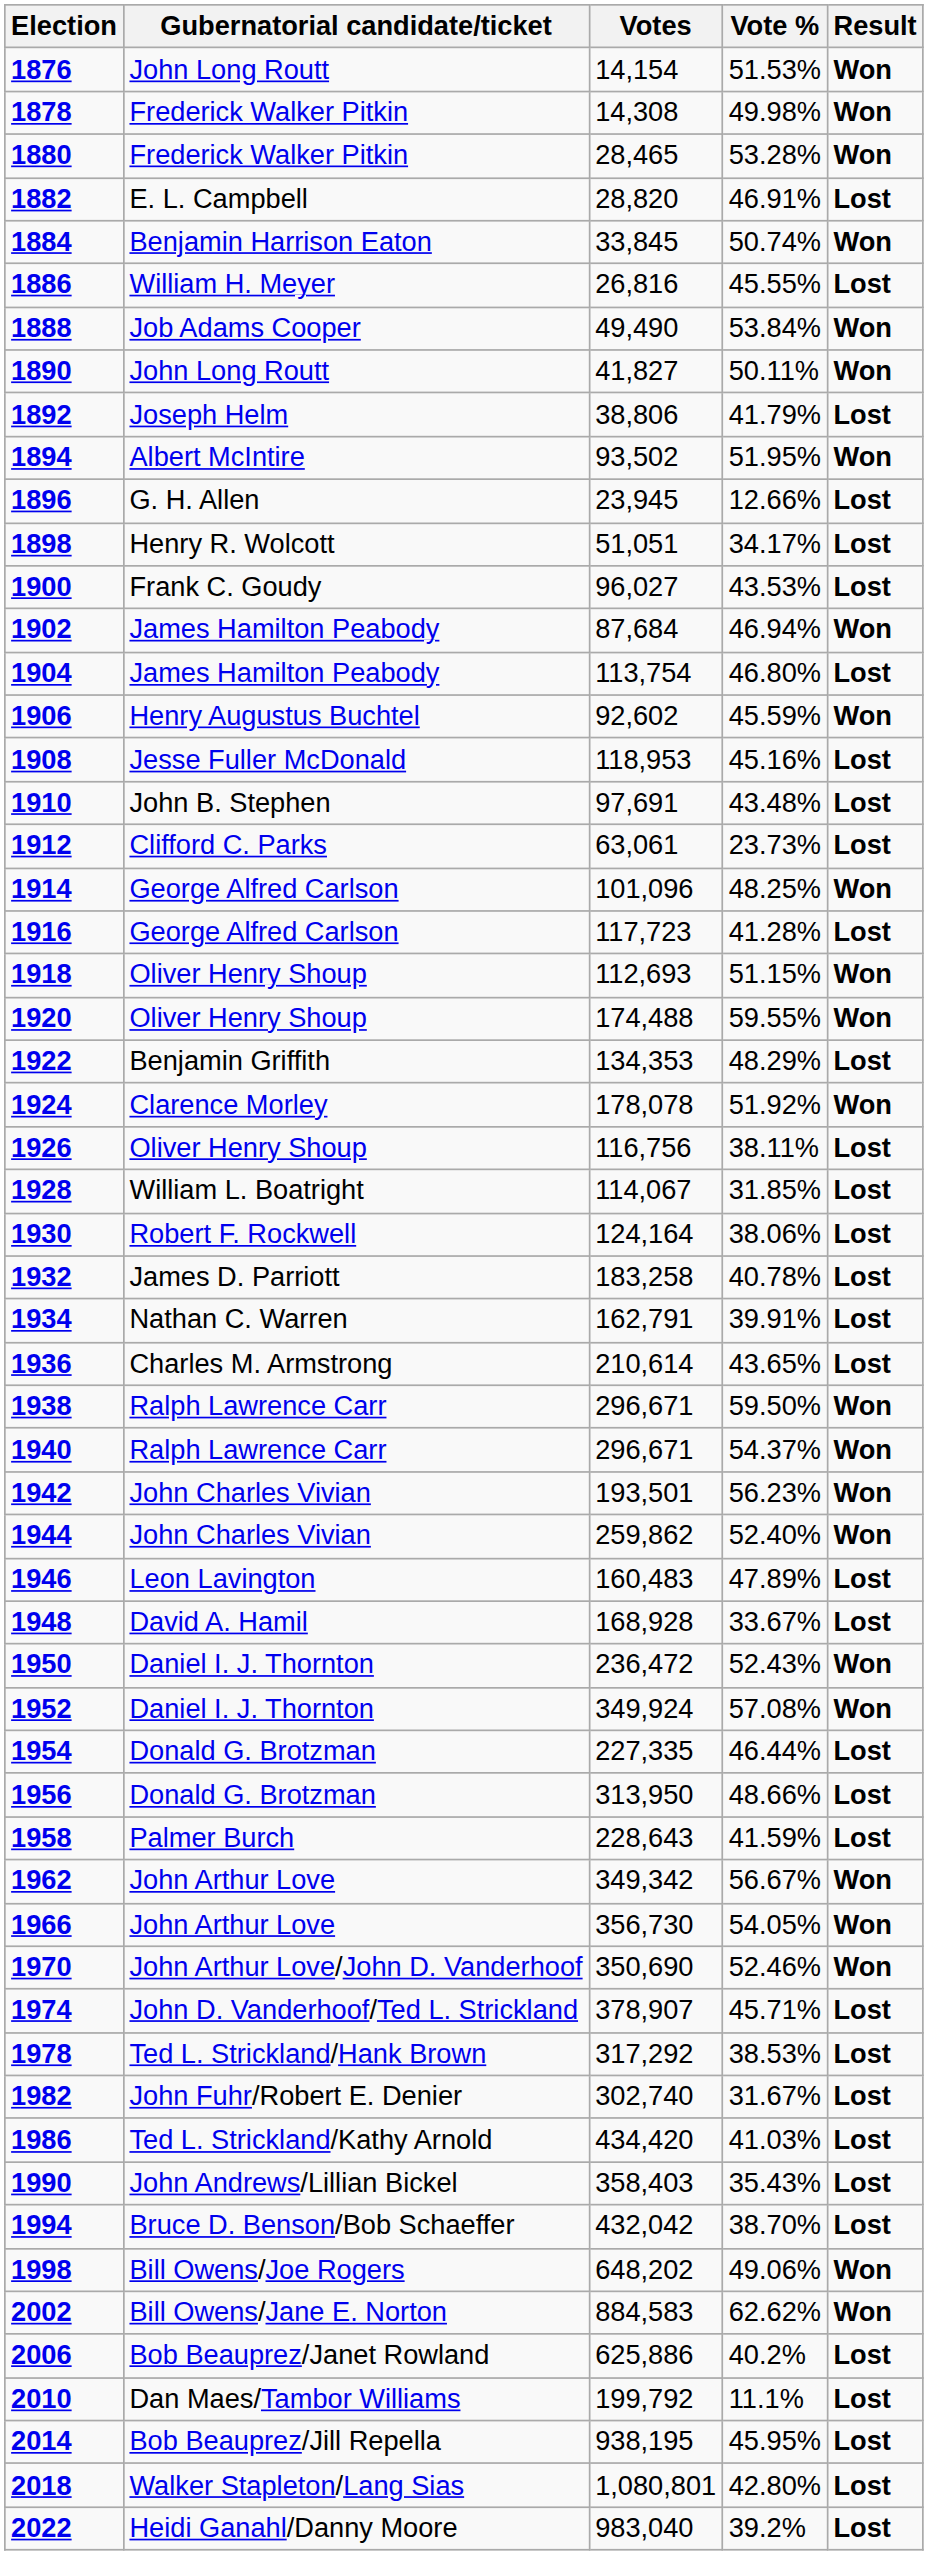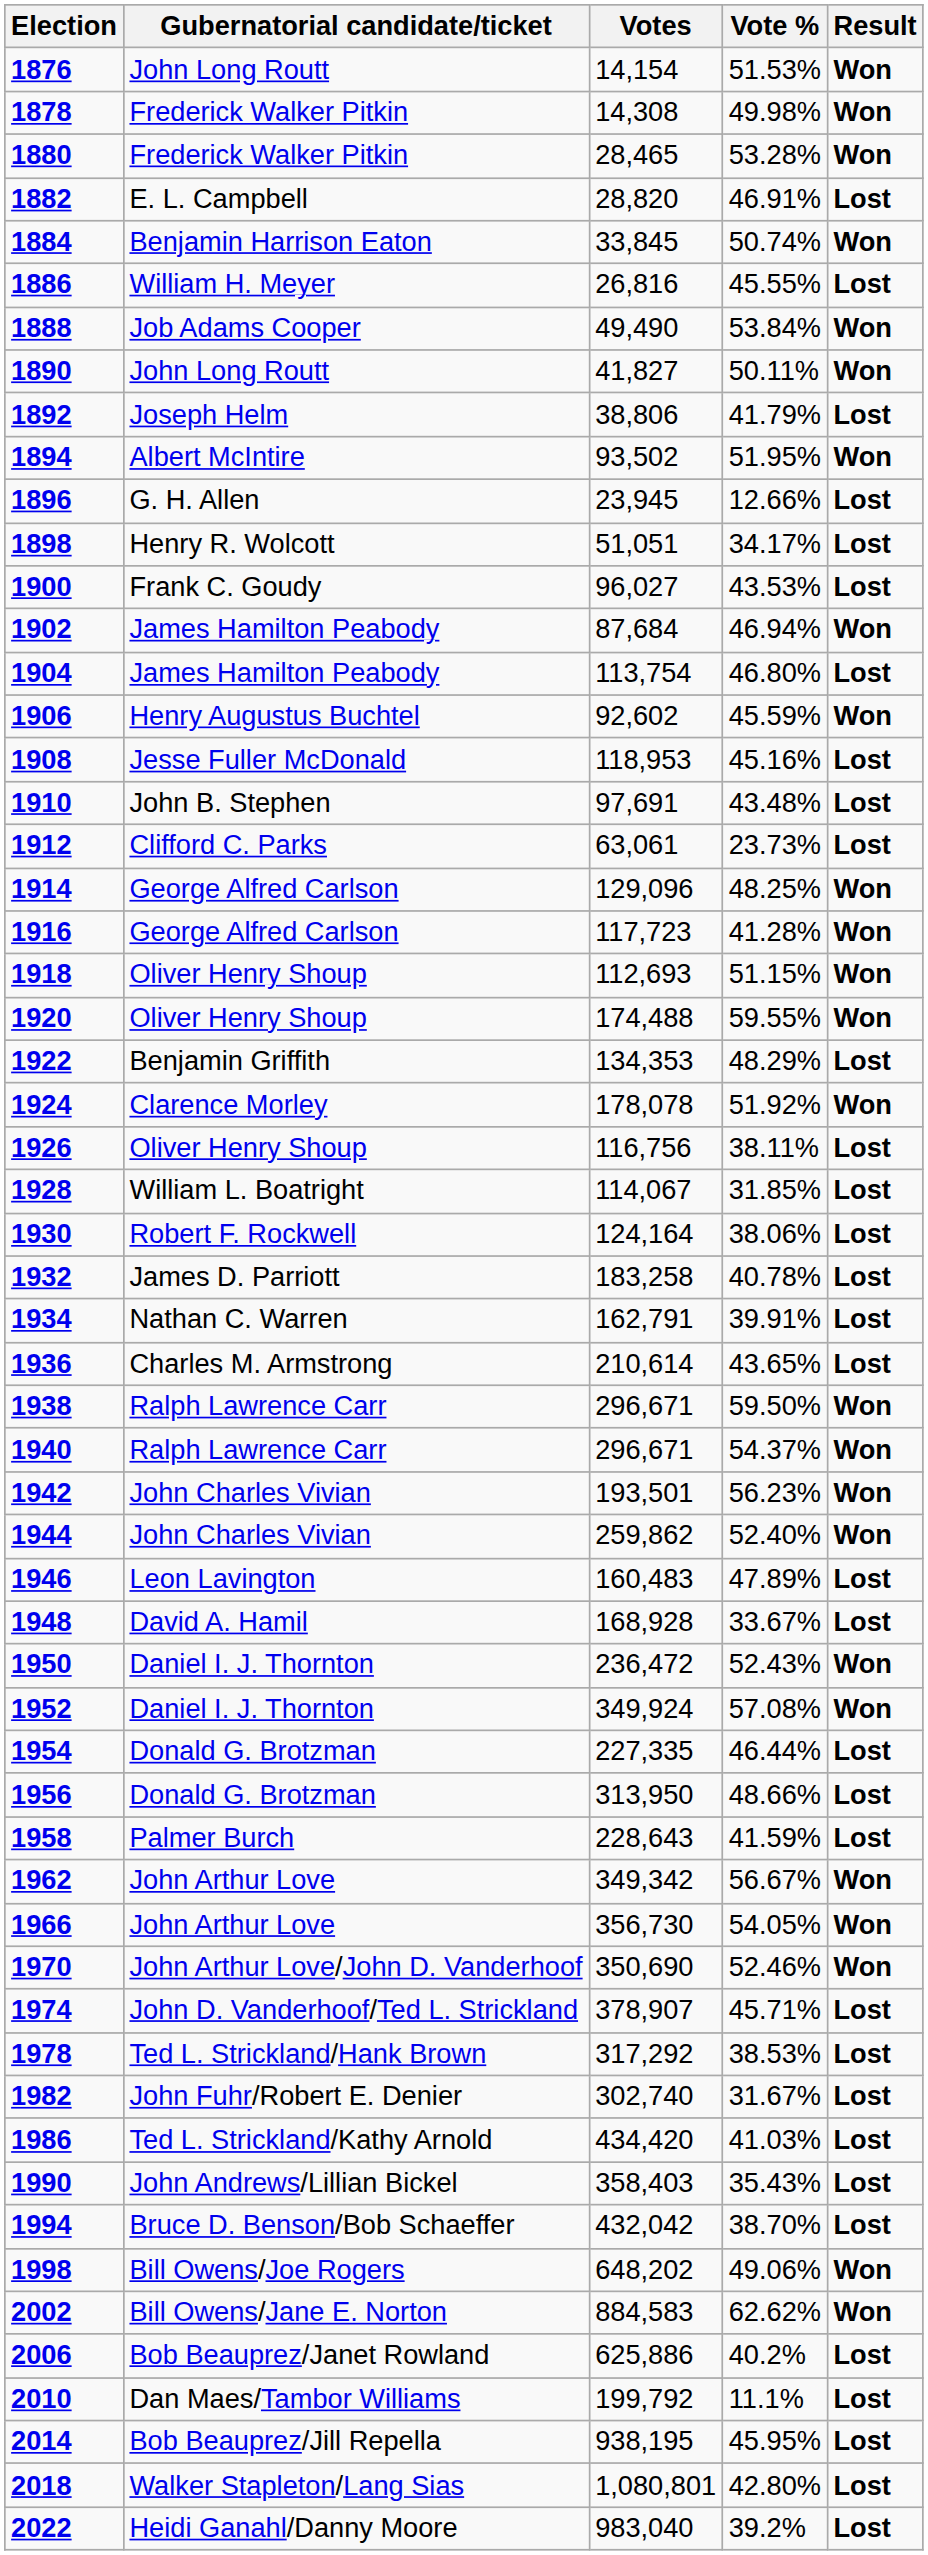(644, 888) 101,096 -> (644, 888) 129,096
(862, 931) Lost -> (863, 931) Won
